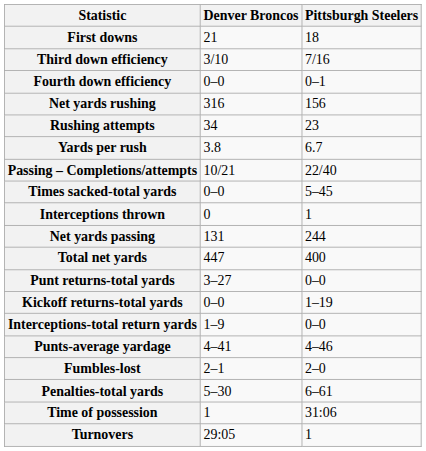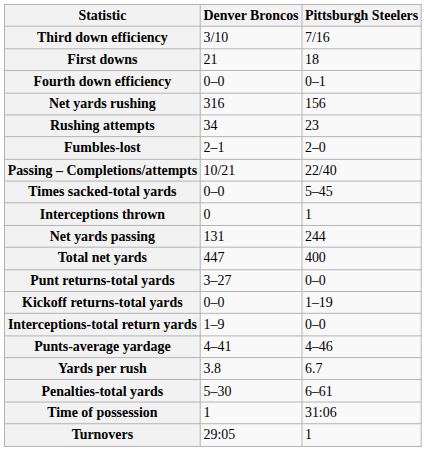rows swapped: (102, 37) <-> (102, 59)
rows swapped: (102, 147) <-> (102, 368)
